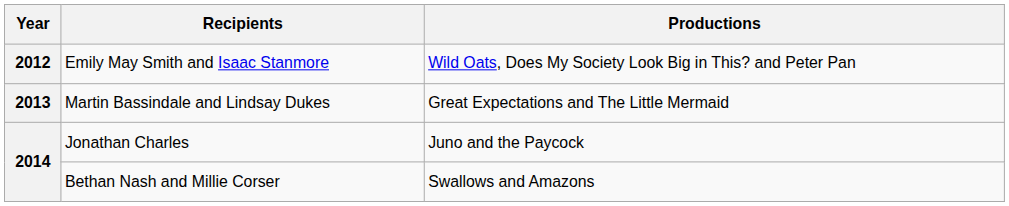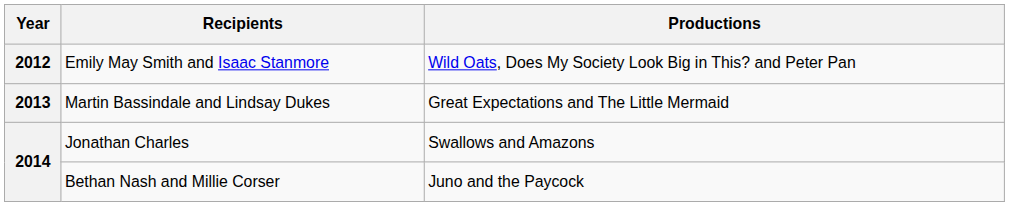(506, 142) Juno and the Paycock -> (511, 142) Swallows and Amazons
(511, 181) Swallows and Amazons -> (506, 181) Juno and the Paycock
